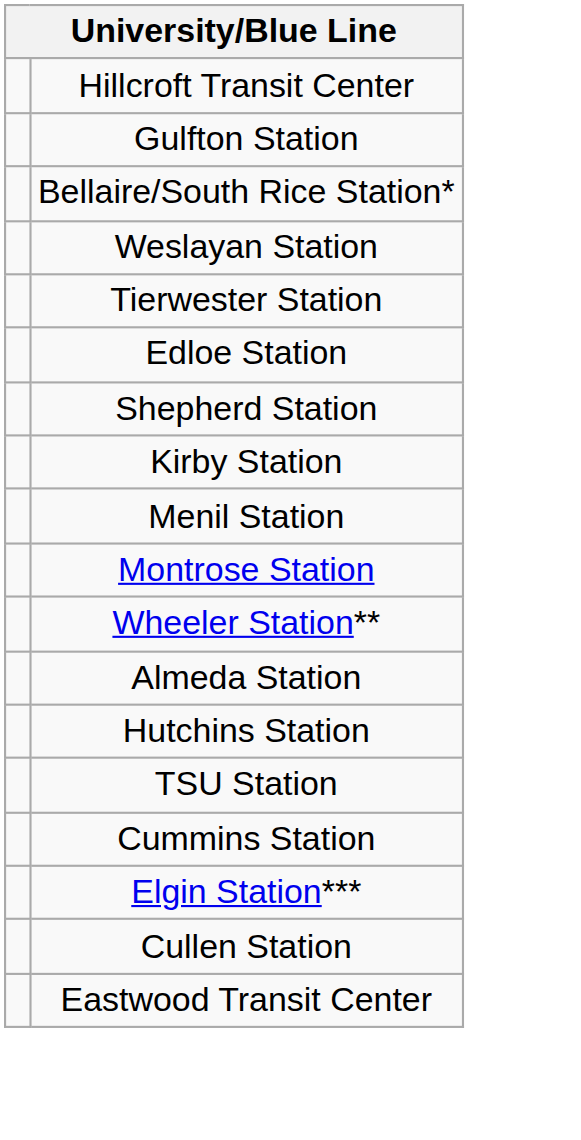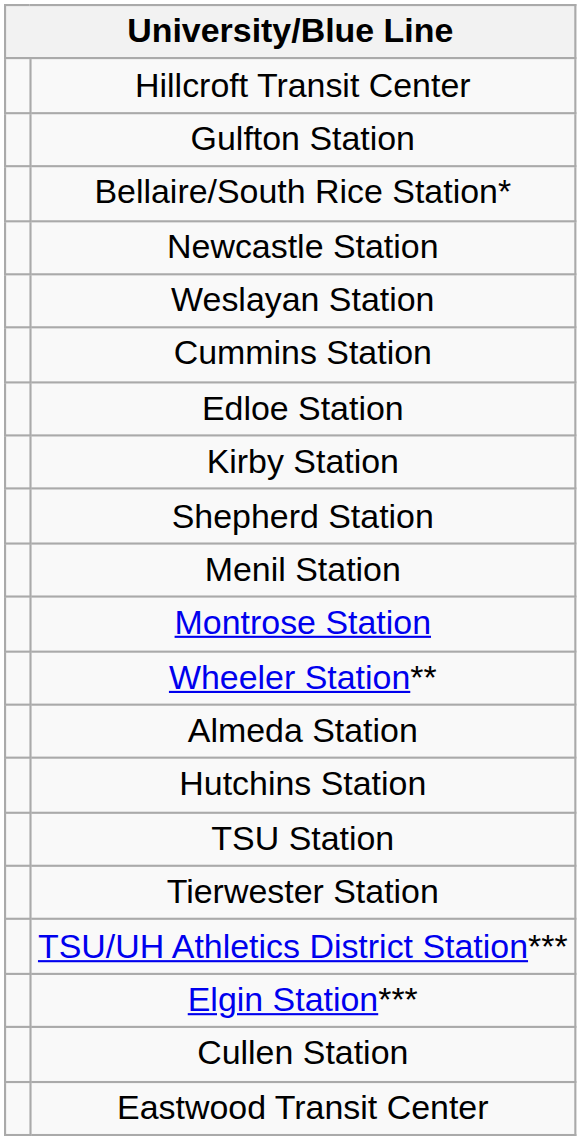+ row: (303, 246)
rows swapped: (246, 838) <-> (246, 300)
rows swapped: (246, 461) <-> (246, 407)
+ row: (303, 945)
